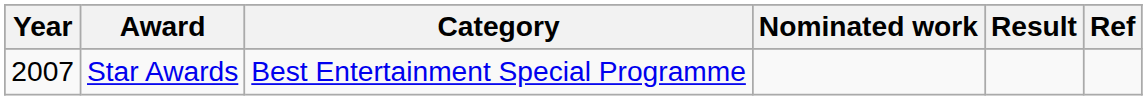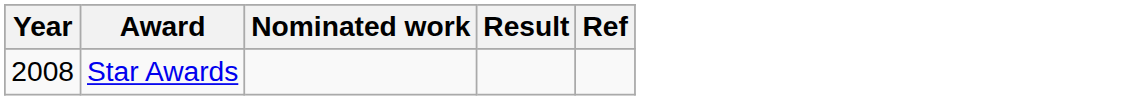- column: (499, 26)
(43, 71) 2007 -> (43, 71) 2008
